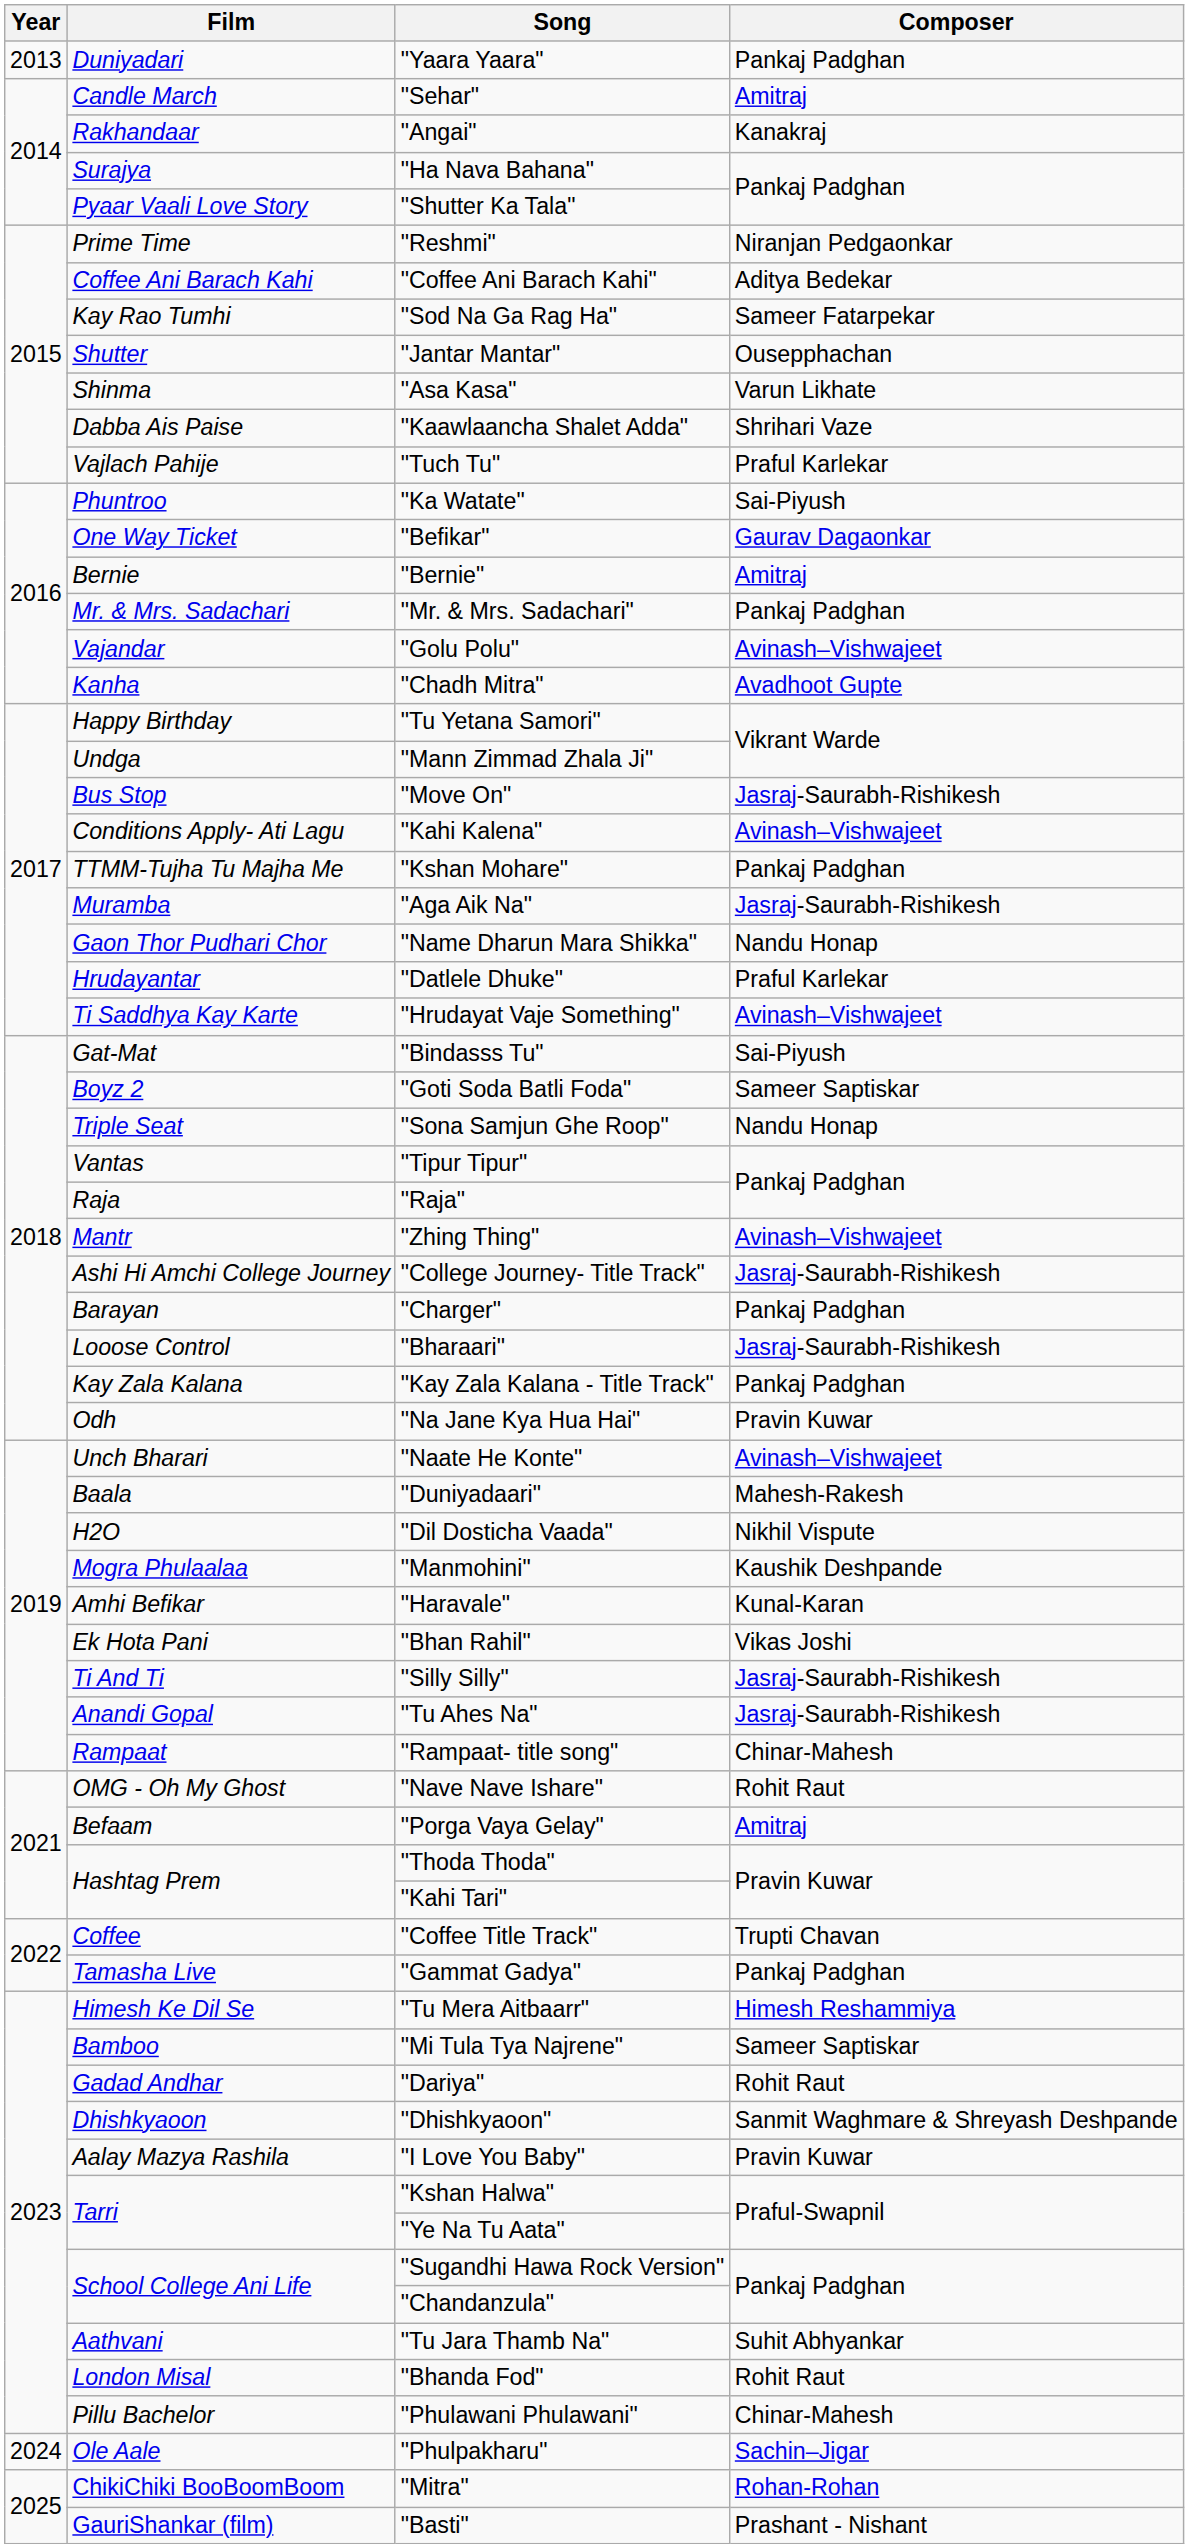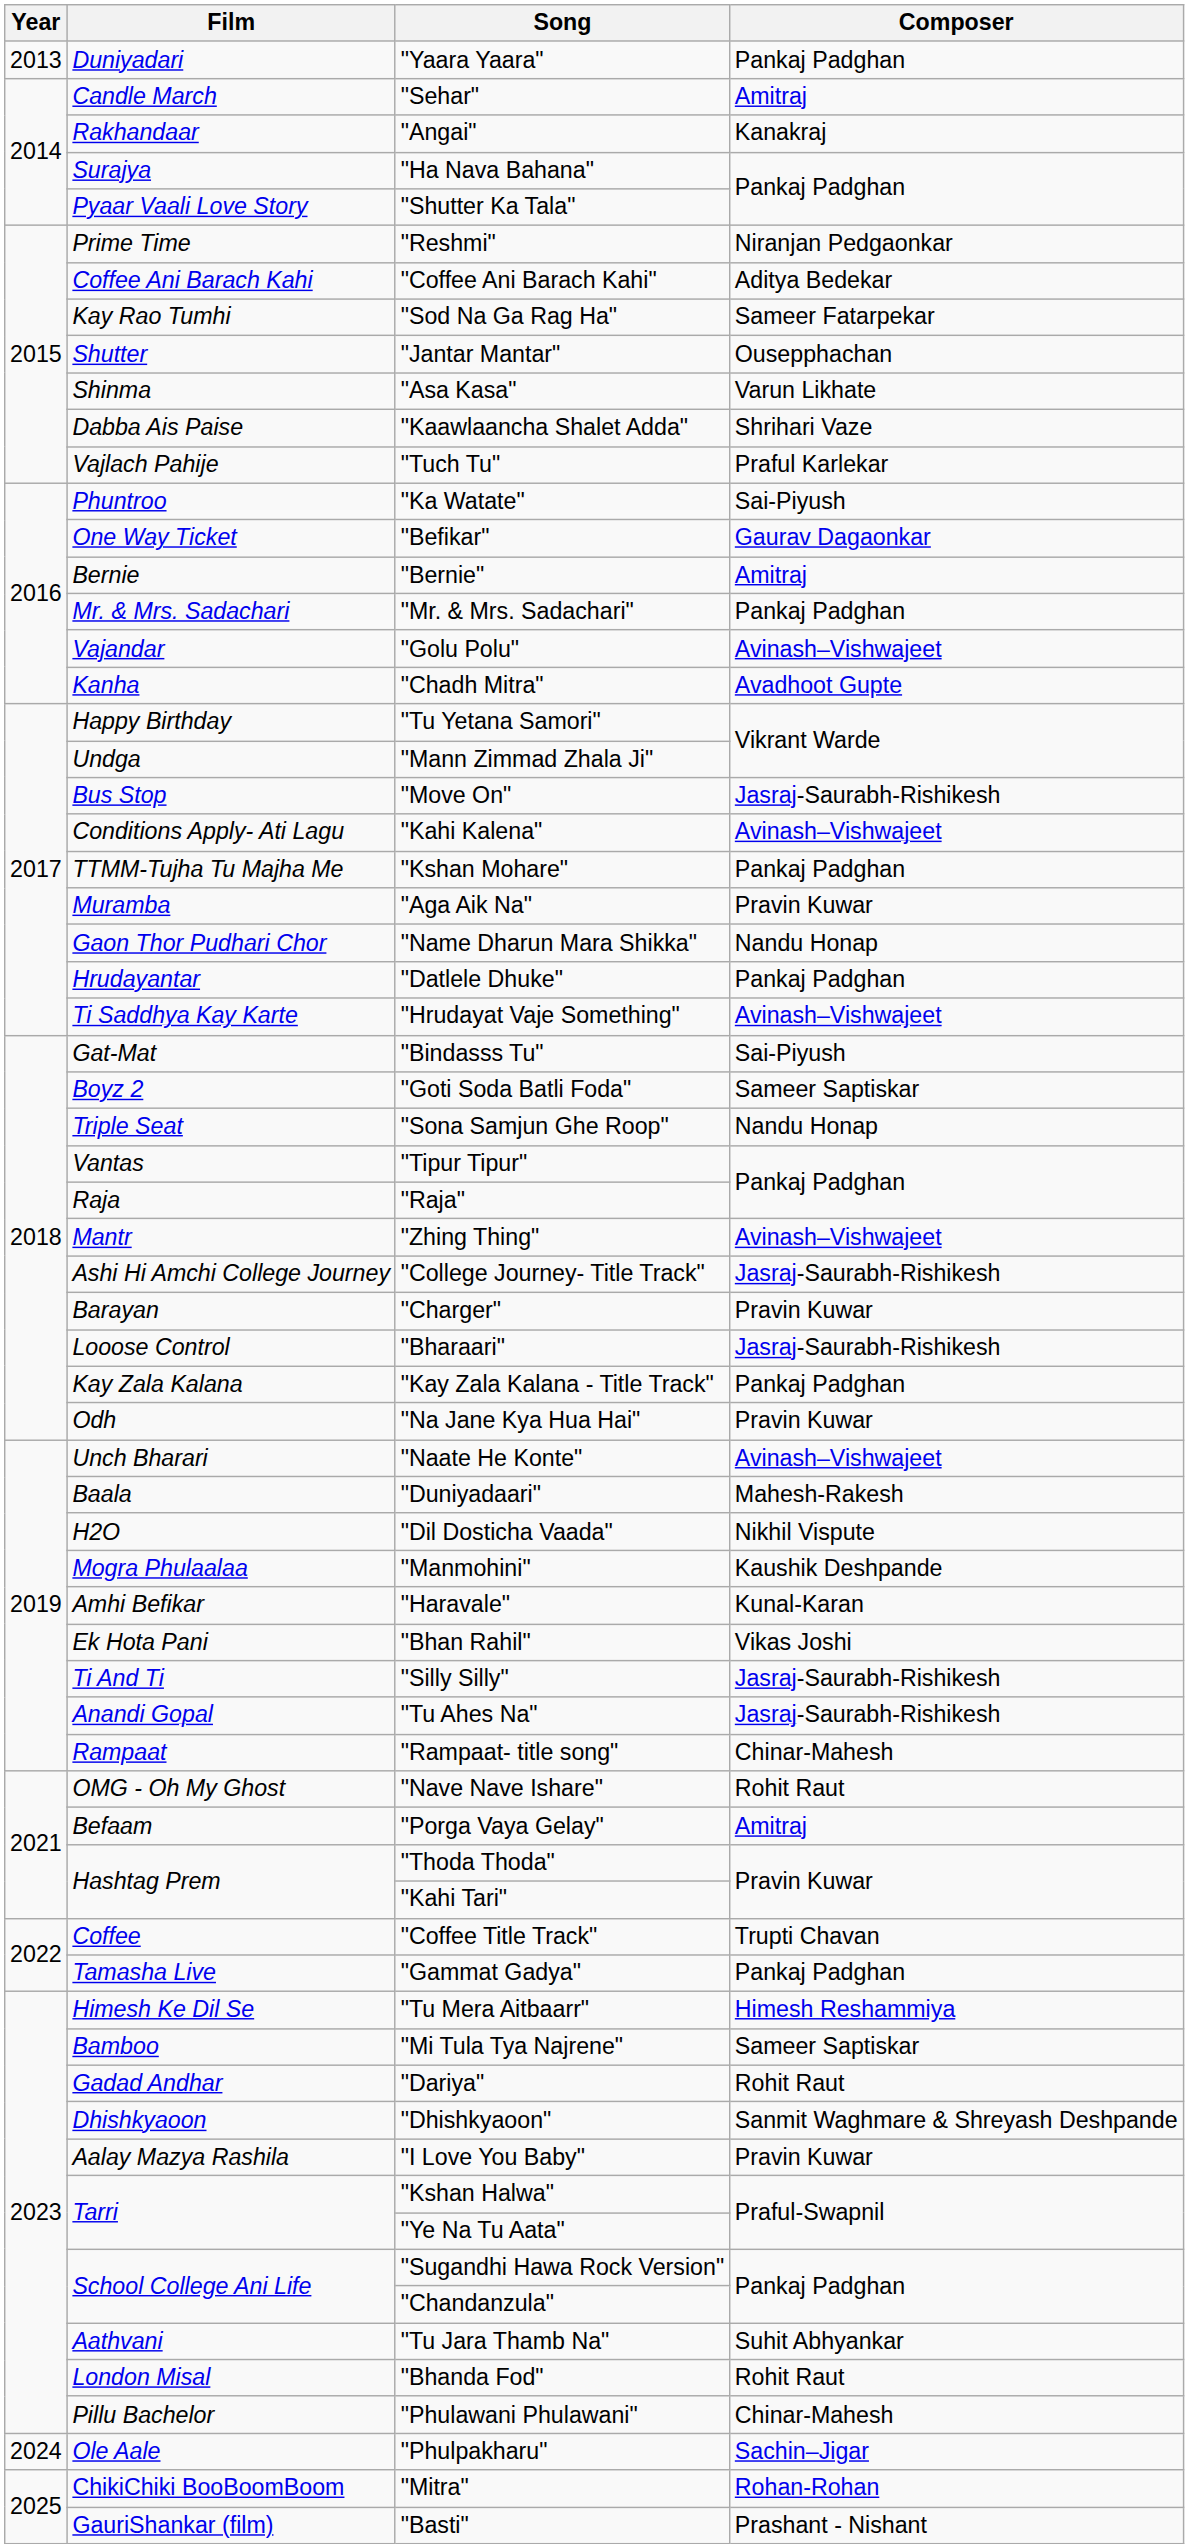(868, 905) Jasraj-Saurabh-Rishikesh -> (804, 905) Pravin Kuwar
(812, 979) Praful Karlekar -> (820, 979) Pankaj Padghan
(820, 1310) Pankaj Padghan -> (804, 1310) Pravin Kuwar
